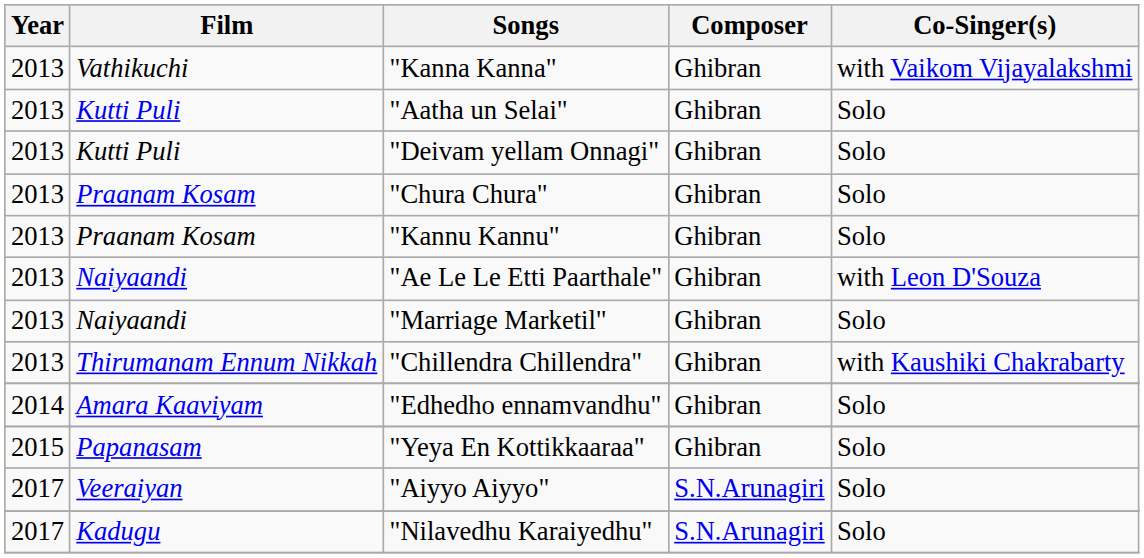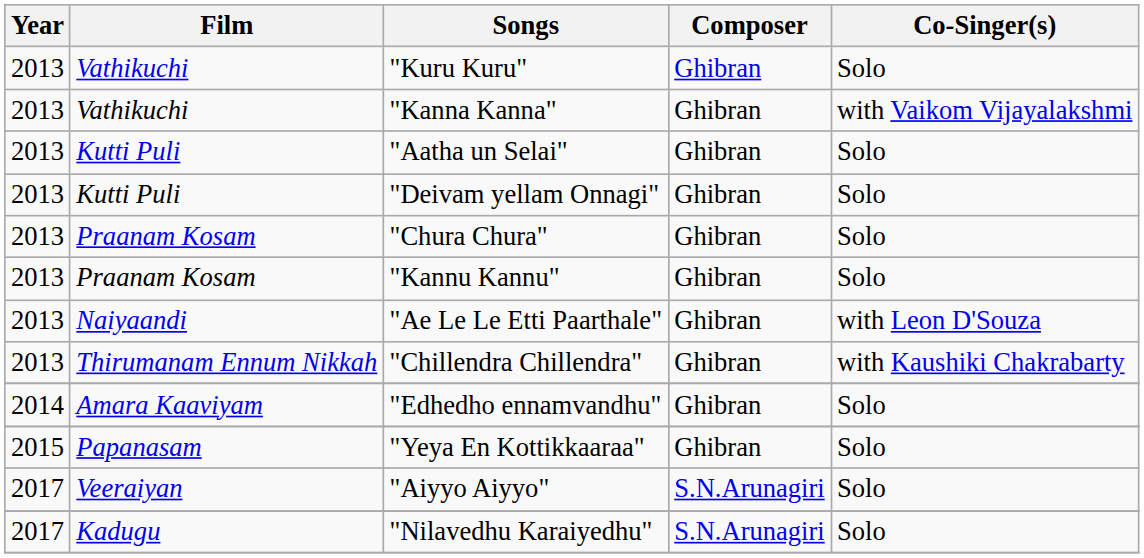+ row: (458, 67)
- row: (498, 320)
